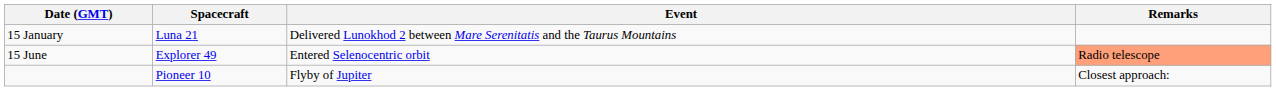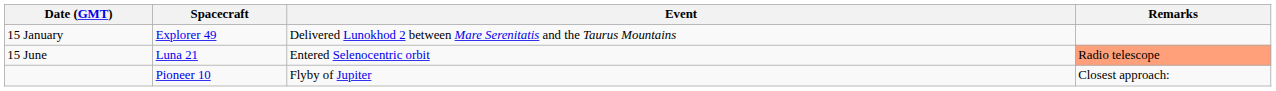(177, 34) Luna 21 -> (186, 34) Explorer 49
(186, 55) Explorer 49 -> (177, 55) Luna 21
